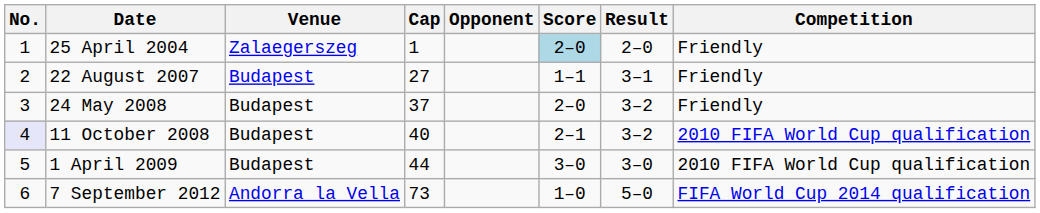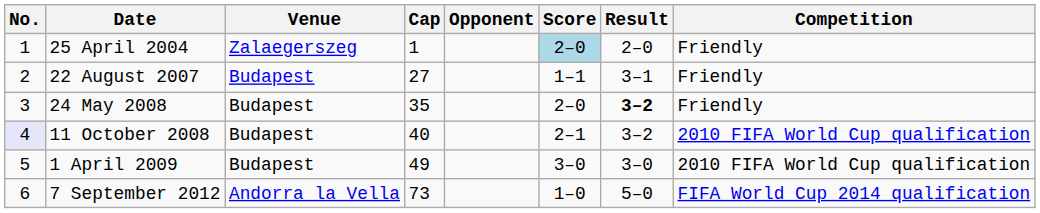(419, 106) 37 -> (419, 106) 35
(637, 106) normal -> (637, 106) bold
(419, 164) 44 -> (419, 164) 49
